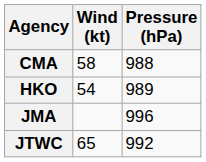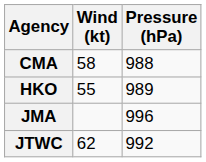(86, 90) 54 -> (86, 90) 55
(86, 143) 65 -> (86, 143) 62
